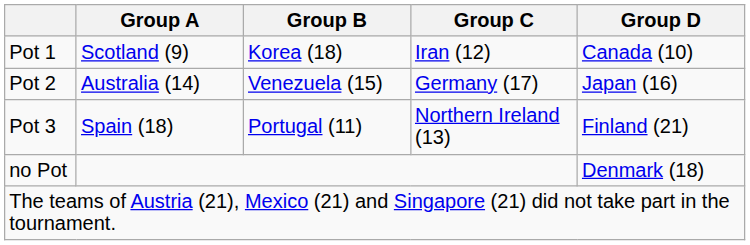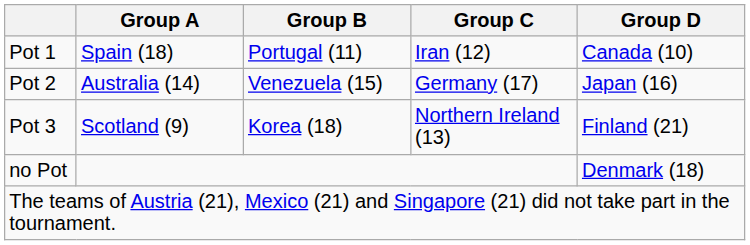(135, 52) Scotland (9) -> (127, 52) Spain (18)
(295, 52) Korea (18) -> (305, 52) Portugal (11)
(127, 126) Spain (18) -> (135, 126) Scotland (9)
(305, 126) Portugal (11) -> (295, 126) Korea (18)
